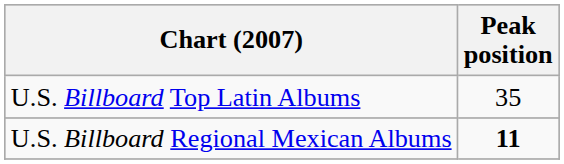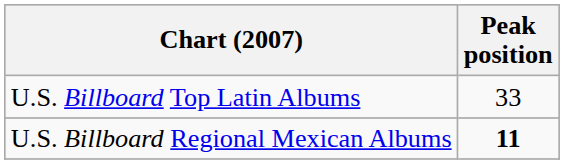(508, 96) 35 -> (508, 96) 33
